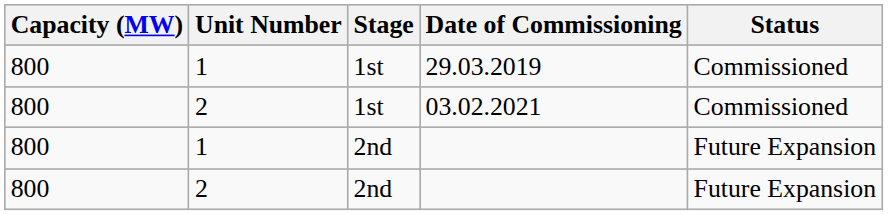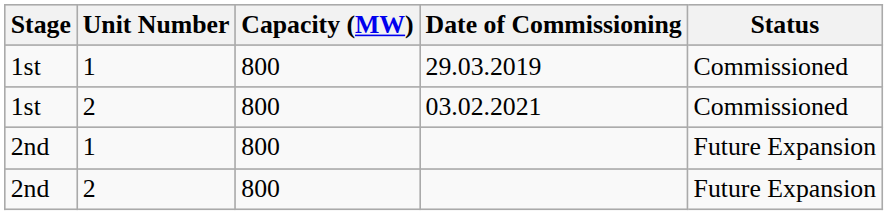columns swapped: (384, 24) <-> (97, 24)
